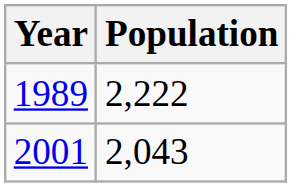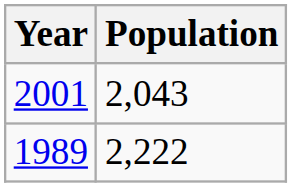rows swapped: (51, 92) <-> (51, 151)
